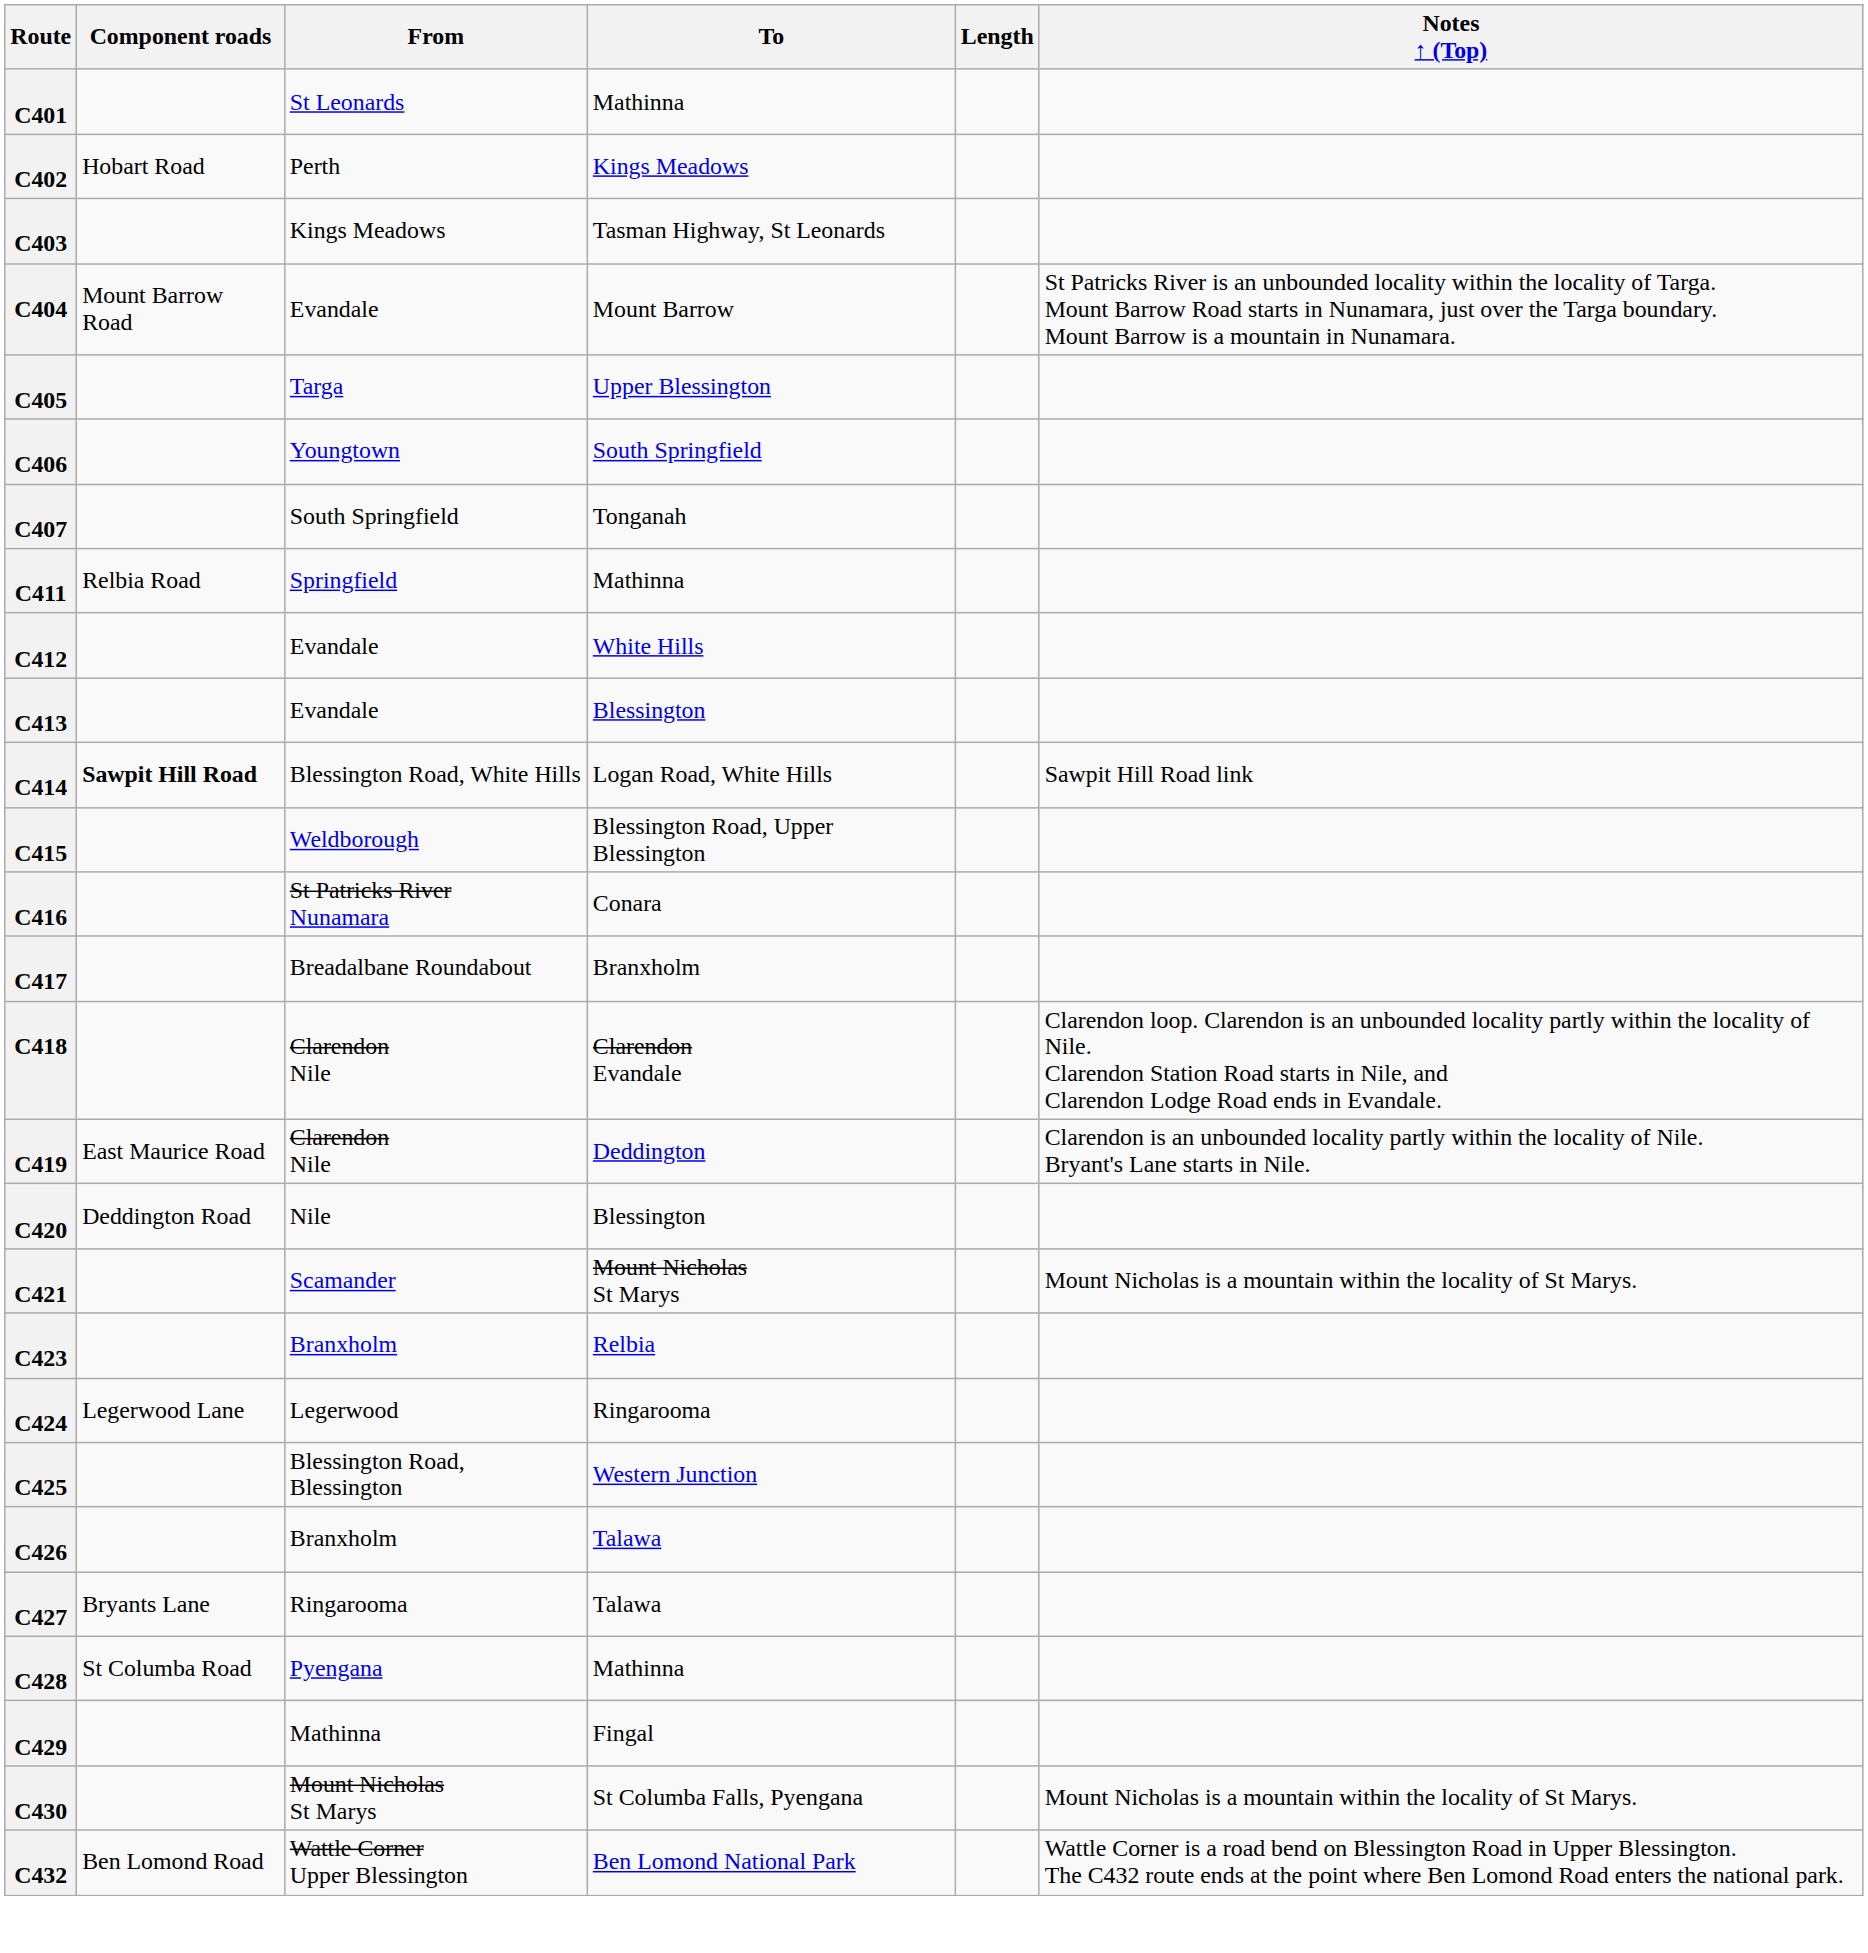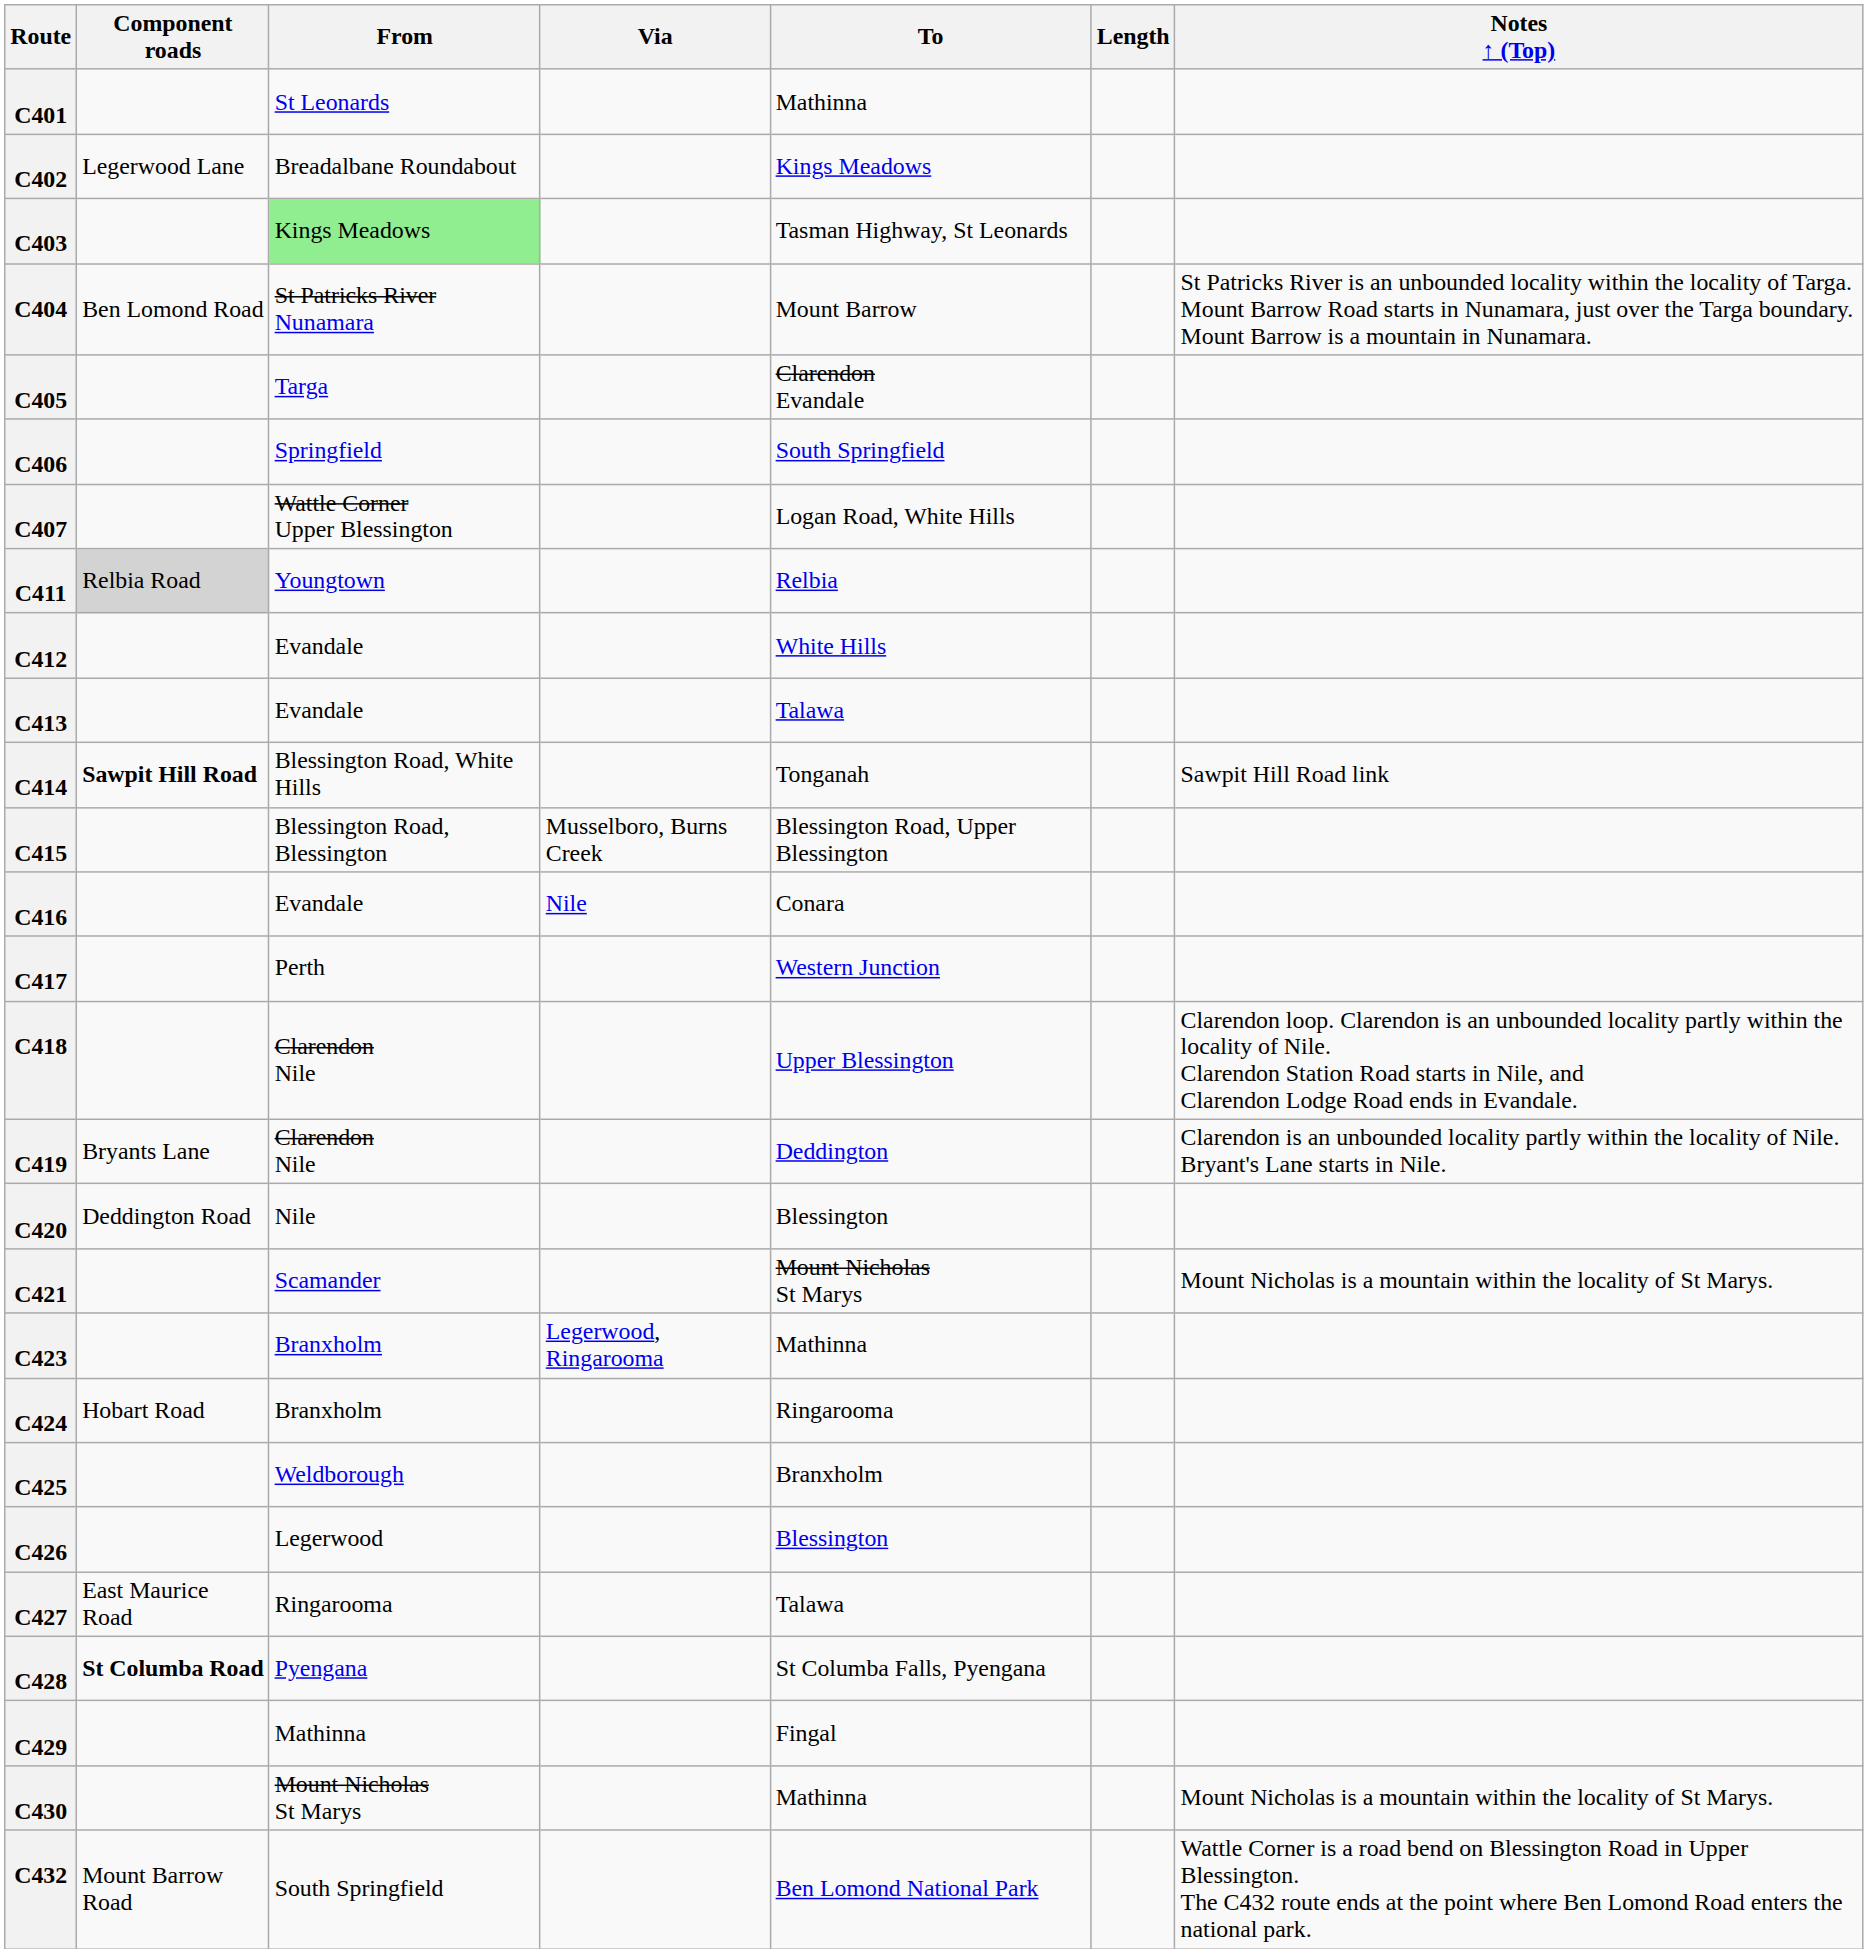+ column: (655, 36)
(143, 166) Hobart Road -> (163, 166) Legerwood Lane
(315, 166) Perth -> (395, 166) Breadalbane Roundabout
(368, 230) no background -> (352, 230) lightgreen background
(153, 308) Mount Barrow Road -> (173, 308) Ben Lomond Road
(334, 308) Evandale -> (355, 308) St Patricks River Nunamara
(682, 386) Upper Blessington -> (825, 386) Clarendon Evandale
(345, 451) Youngtown -> (328, 451) Springfield
(374, 516) South Springfield -> (364, 516) Wattle Corner Upper Blessington
(640, 516) Tonganah -> (895, 516) Logan Road, White Hills
(141, 580) no background -> (141, 580) lightgrey background
(343, 580) Springfield -> (330, 580) Youngtown
(639, 580) Mathinna -> (807, 580) Relbia
(649, 709) Blessington -> (810, 709) Talawa
(712, 774) Logan Road, White Hills -> (822, 774) Tonganah
(354, 839) Weldborough -> (362, 839) Blessington Road, Blessington
(371, 903) St Patricks River Nunamara -> (319, 903) Evandale
(411, 968) Breadalbane Roundabout -> (300, 968) Perth
(646, 968) Branxholm -> (858, 968) Western Junction
(643, 1059) Clarendon Evandale -> (865, 1059) Upper Blessington
(174, 1151) East Maurice Road -> (146, 1151) Bryants Lane
(624, 1345) Relbia -> (821, 1345) Mathinna
(163, 1409) Legerwood Lane -> (143, 1409) Hobart Road
(344, 1409) Legerwood -> (328, 1409) Branxholm
(377, 1474) Blessington Road, Blessington -> (339, 1474) Weldborough
(675, 1474) Western Junction -> (829, 1474) Branxholm
(343, 1539) Branxholm -> (329, 1539) Legerwood
(627, 1539) Talawa -> (832, 1539) Blessington
(146, 1603) Bryants Lane -> (145, 1603) East Maurice Road
(167, 1668) normal -> (173, 1668) bold
(639, 1668) Mathinna -> (911, 1668) St Columba Falls, Pyengana
(728, 1797) St Columba Falls, Pyengana -> (821, 1797) Mathinna
(173, 1862) Ben Lomond Road -> (153, 1889) Mount Barrow Road
(379, 1862) Wattle Corner Upper Blessington -> (359, 1889) South Springfield
